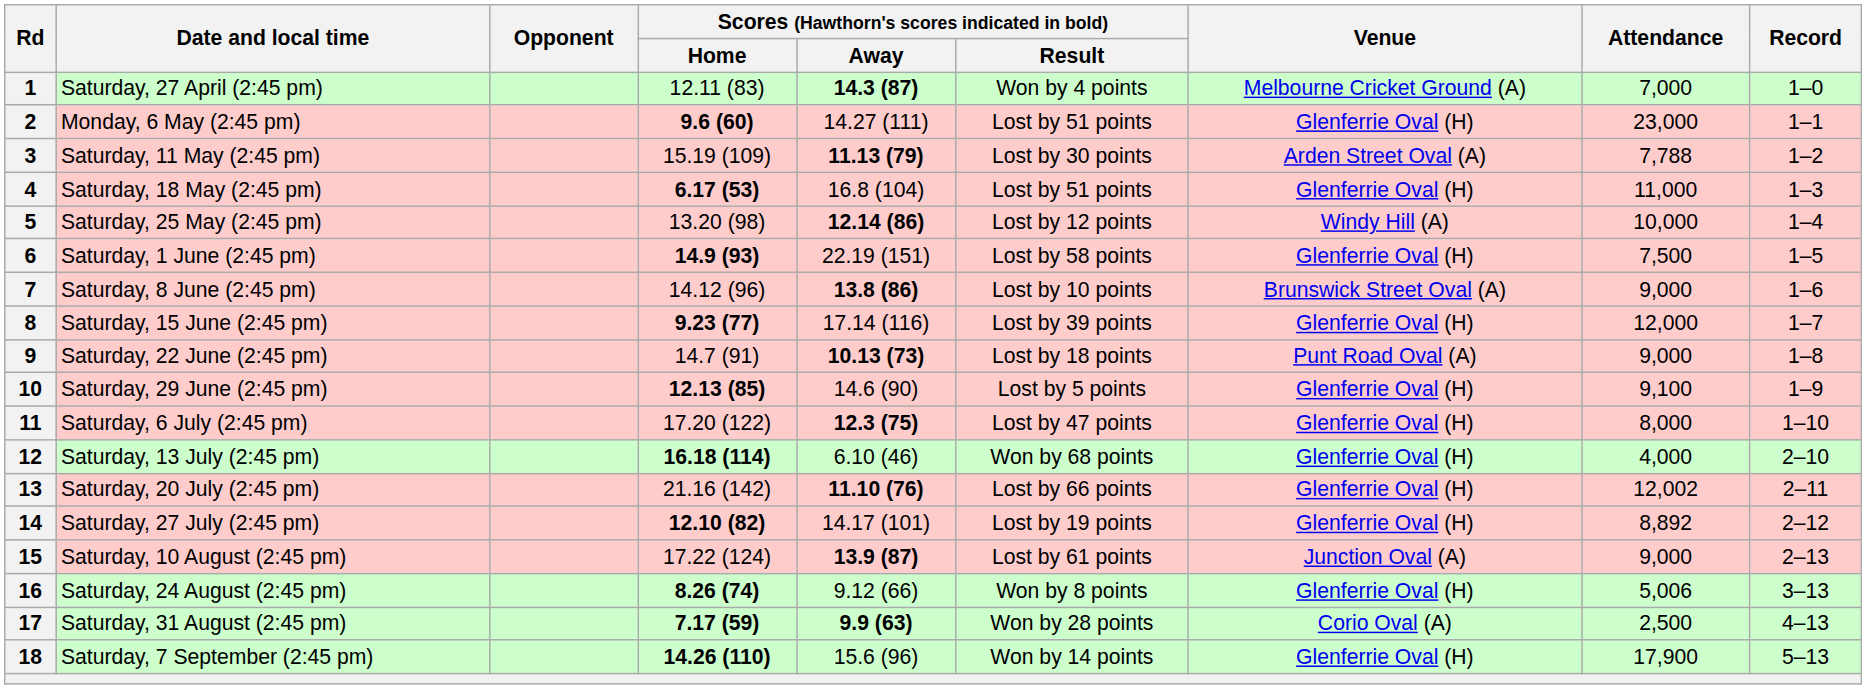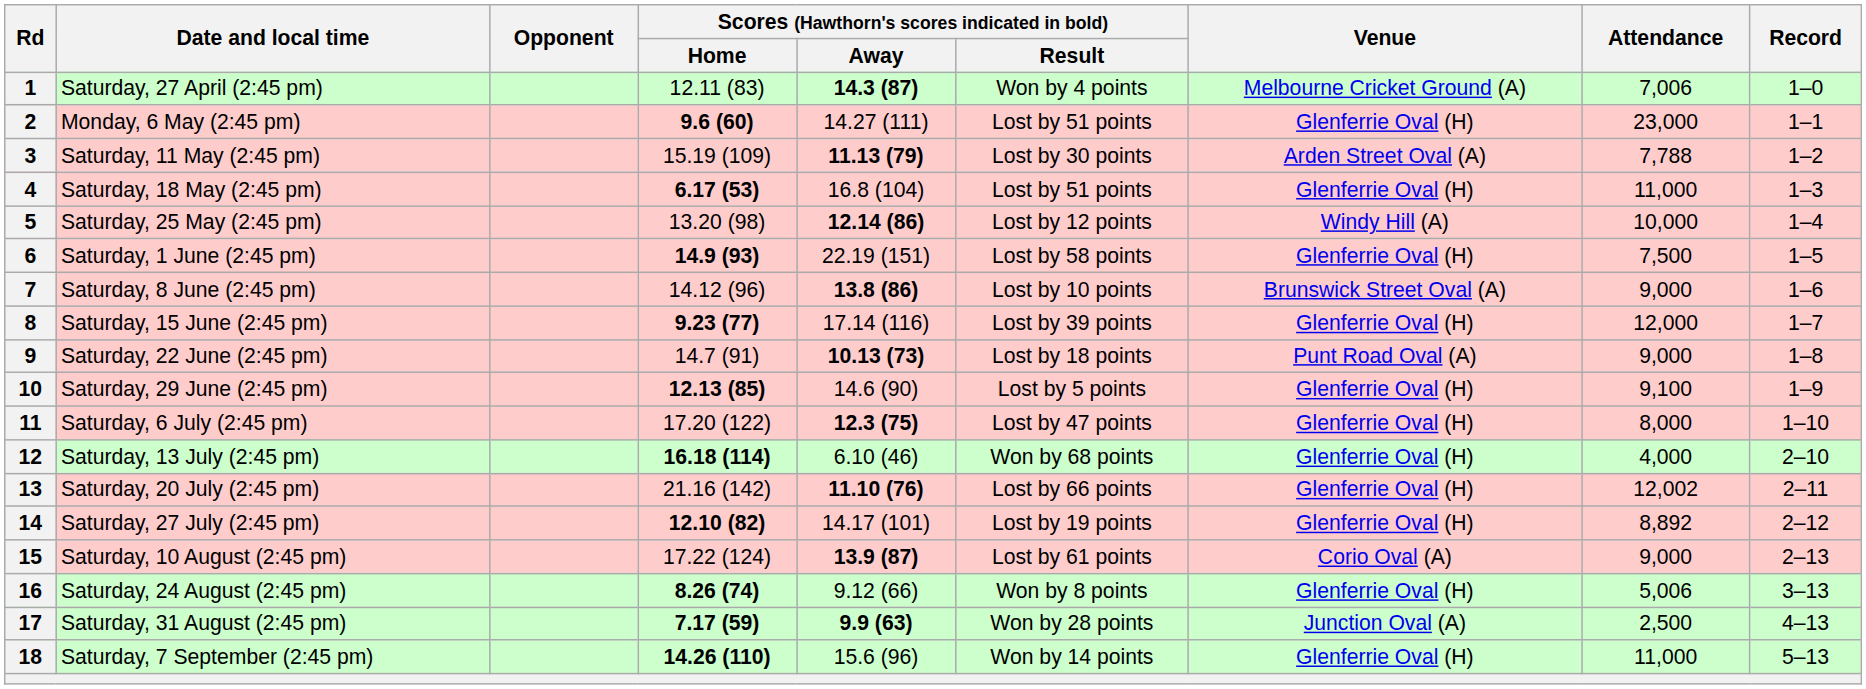(1666, 89) 7,000 -> (1666, 89) 7,006
(1385, 557) Junction Oval (A) -> (1385, 557) Corio Oval (A)
(1385, 624) Corio Oval (A) -> (1385, 624) Junction Oval (A)
(1666, 657) 17,900 -> (1666, 657) 11,000
